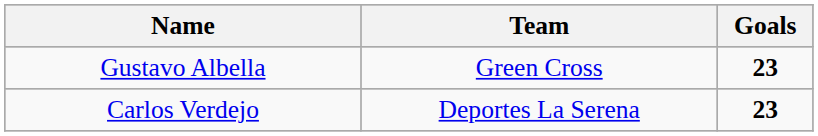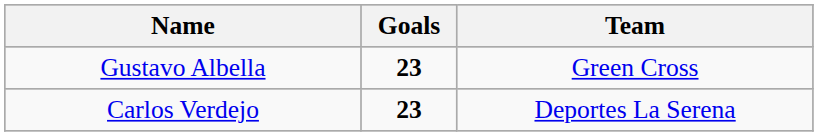columns swapped: (539, 25) <-> (765, 25)
